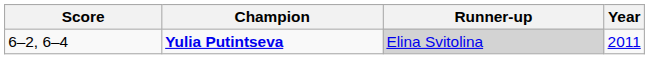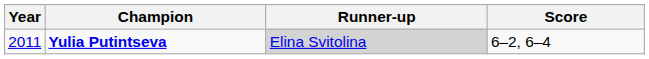columns swapped: (624, 17) <-> (83, 17)
